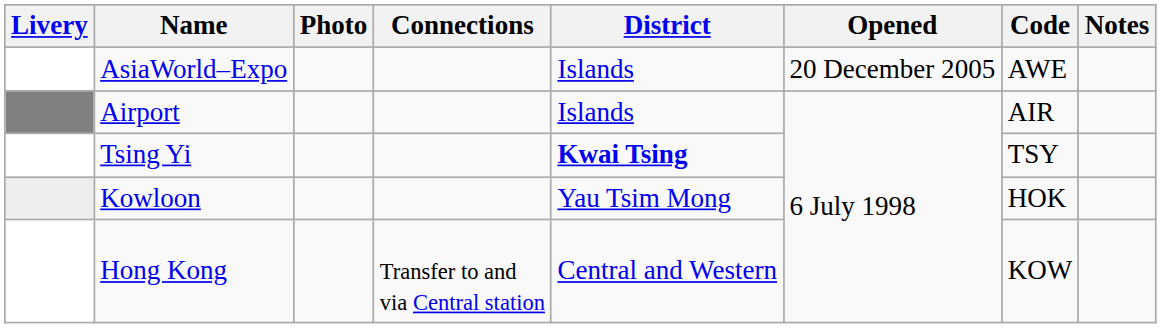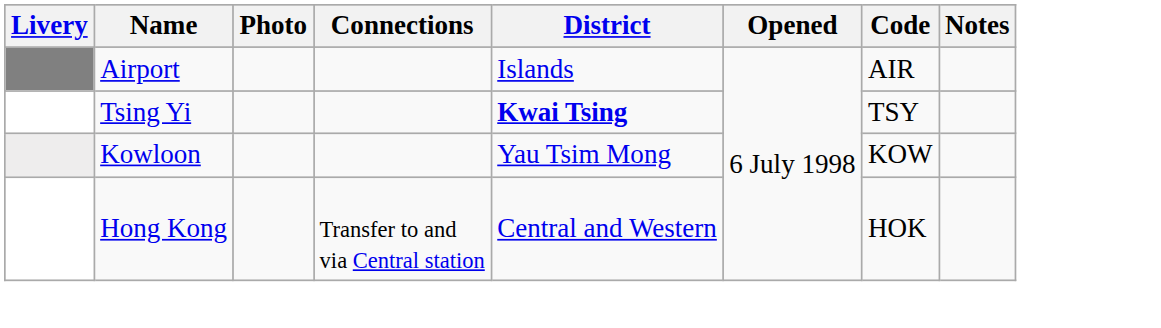- row: (194, 68)
(1037, 197) HOK -> (900, 154) KOW
(1040, 270) KOW -> (897, 227) HOK
